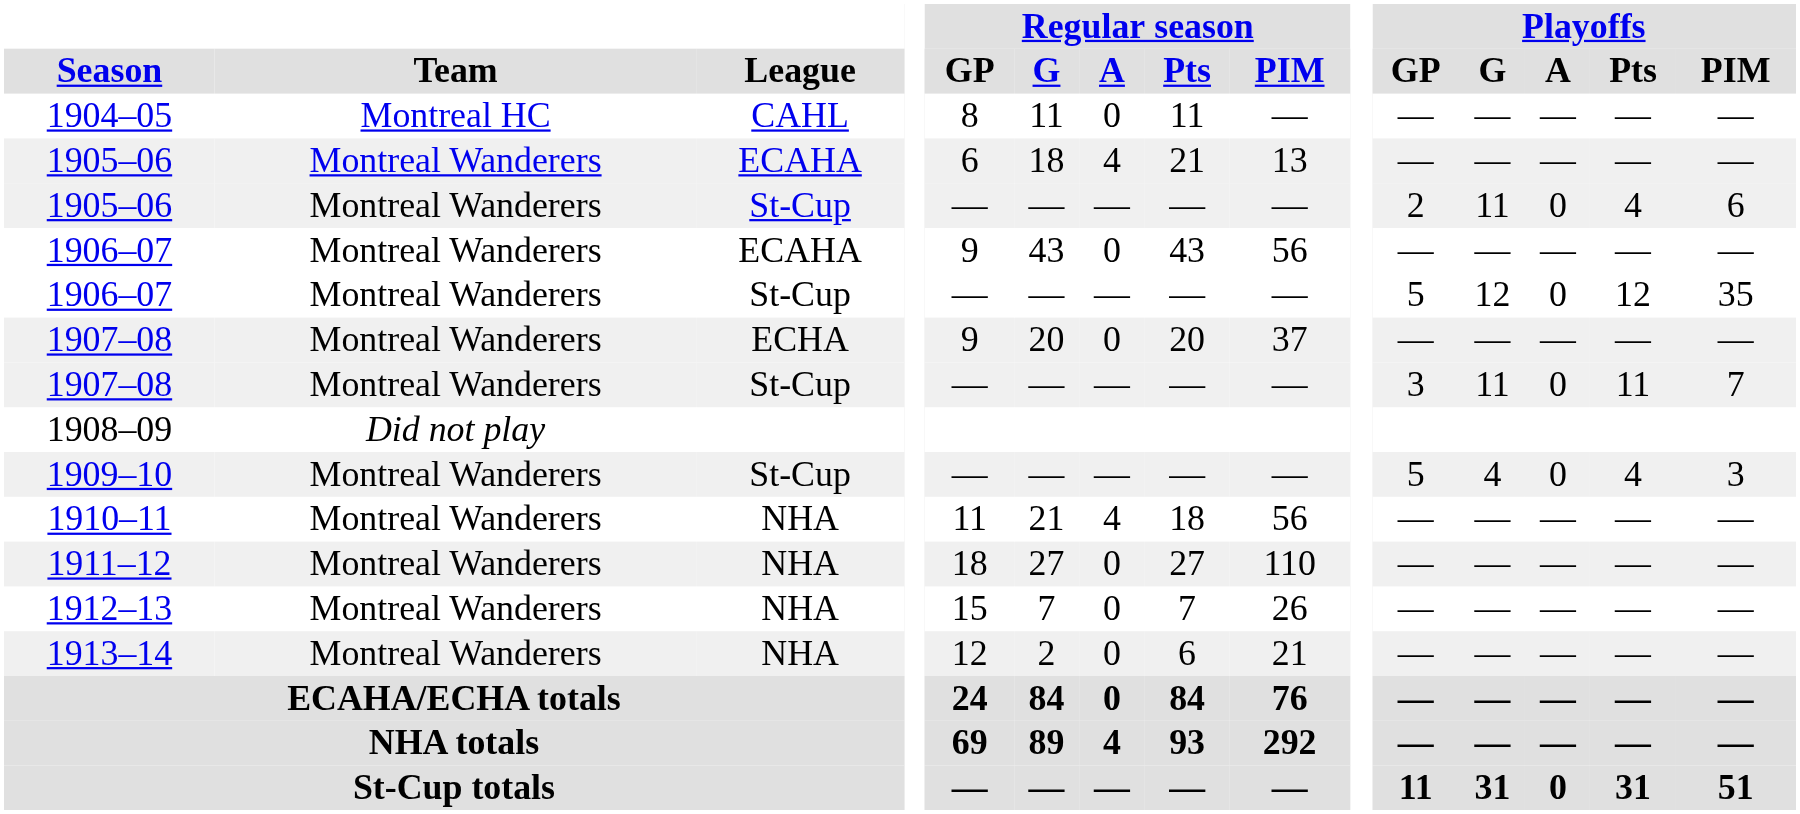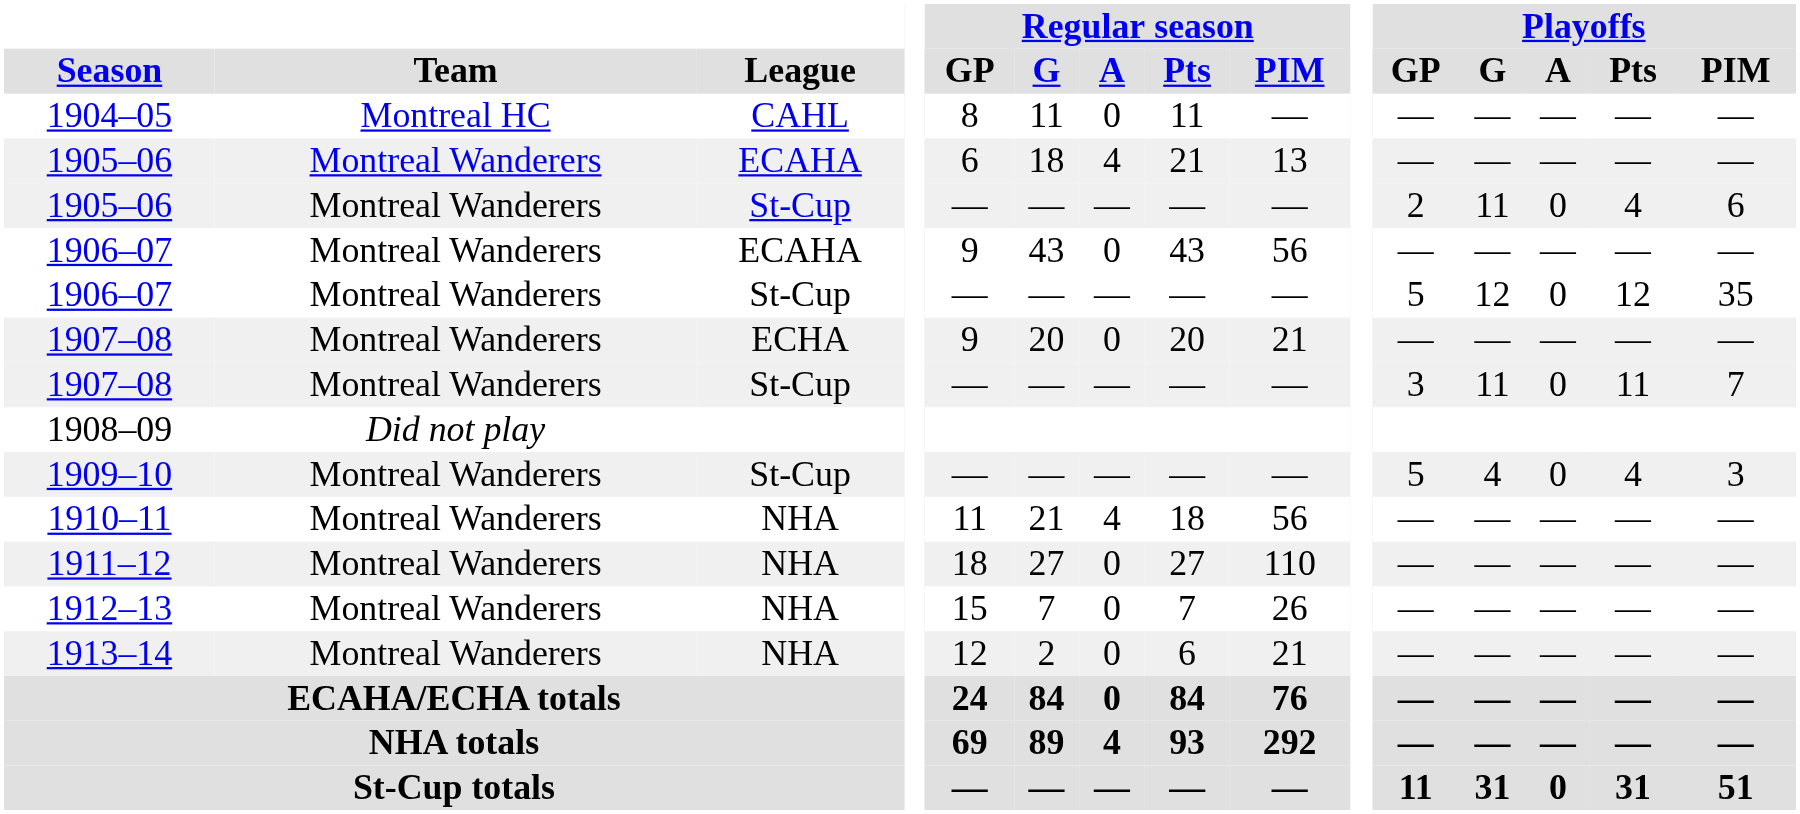(1290, 339) 37 -> (1290, 339) 21
